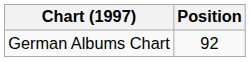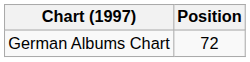(209, 43) 92 -> (209, 43) 72
